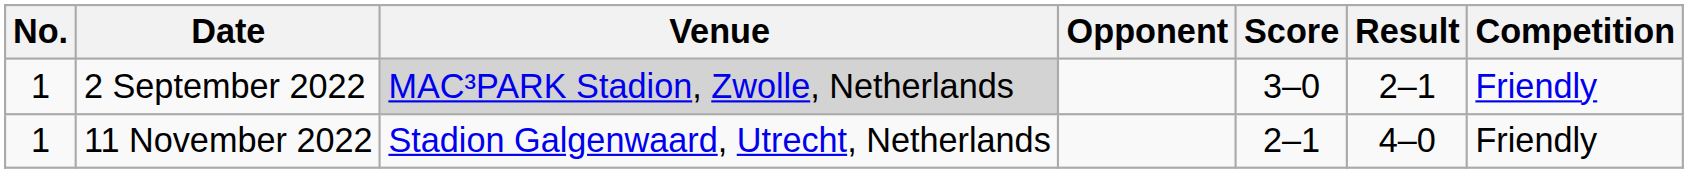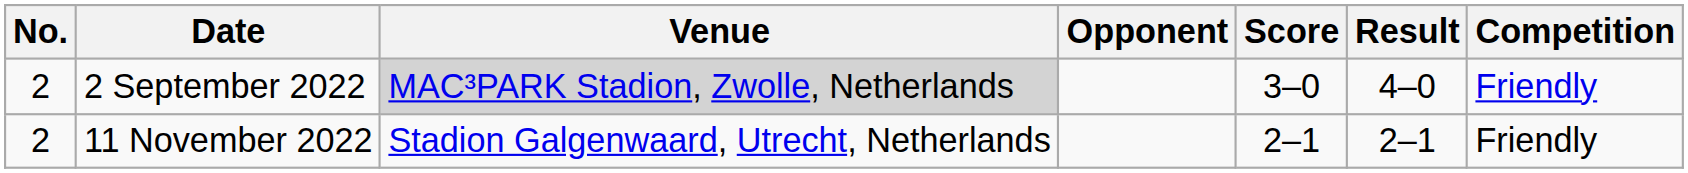(41, 85) 1 -> (41, 85) 2
(1407, 85) 2–1 -> (1407, 85) 4–0
(41, 140) 1 -> (41, 140) 2
(1407, 140) 4–0 -> (1407, 140) 2–1
